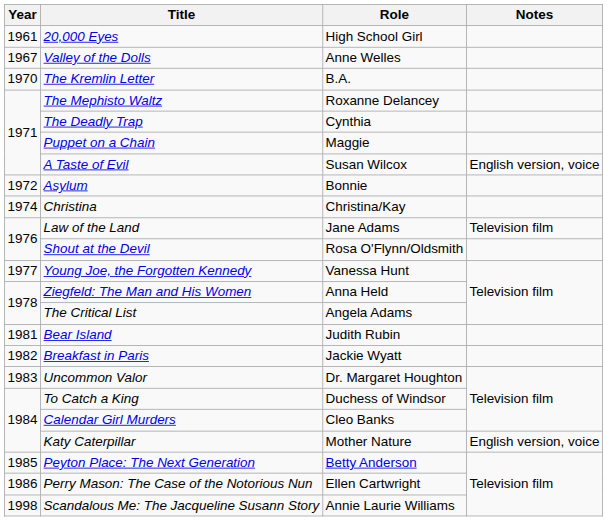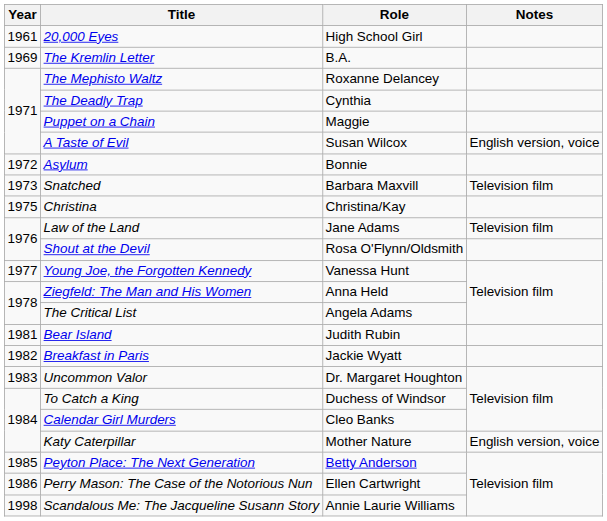- row: (97, 57)
(22, 79) 1970 -> (22, 57) 1969
+ row: (72, 185)
(22, 206) 1974 -> (22, 206) 1975
